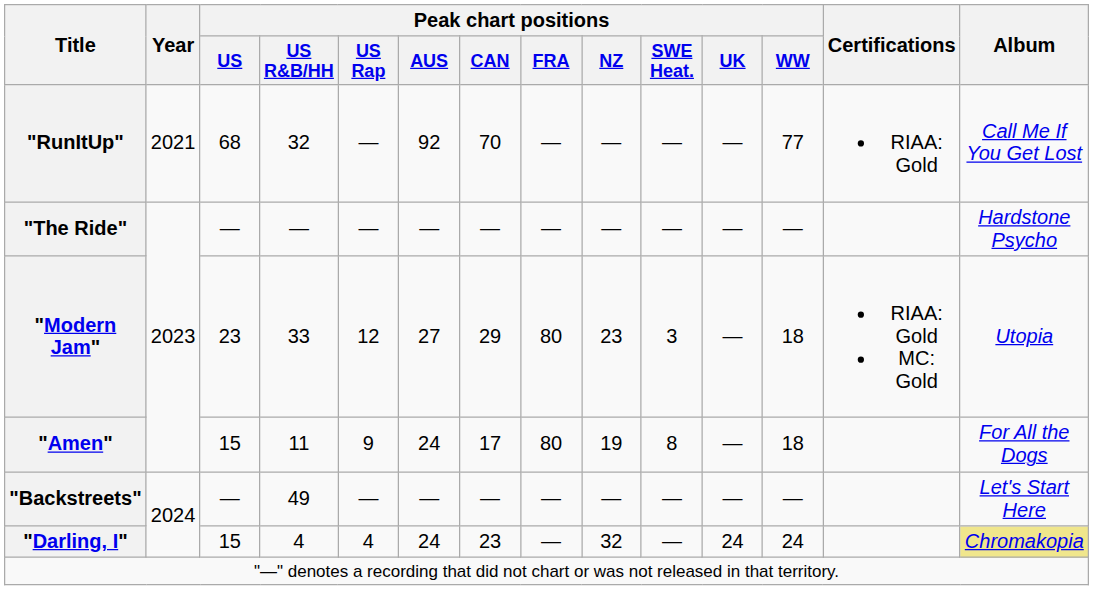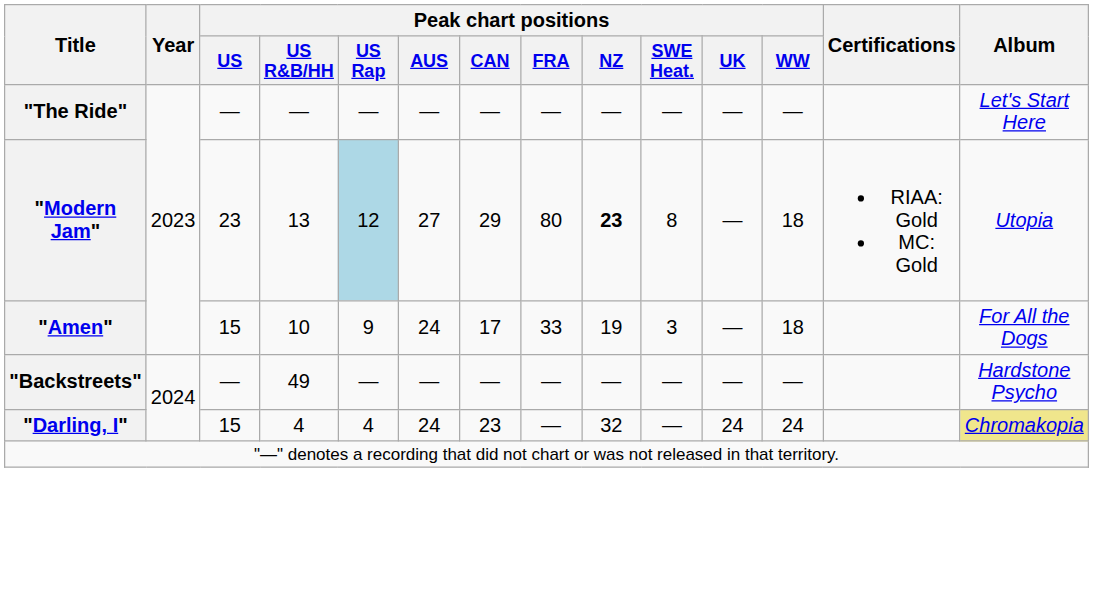- row: (75, 143)
(1024, 228) Hardstone Psycho -> (1024, 111) Let's Start Here
(299, 336) 33 -> (299, 219) 13
(368, 336) no background -> (368, 219) lightblue background
(611, 336) normal -> (611, 219) bold
(672, 336) 3 -> (672, 219) 8
(299, 444) 11 -> (299, 327) 10
(551, 444) 80 -> (551, 327) 33
(672, 444) 8 -> (672, 327) 3
(1024, 498) Let's Start Here -> (1024, 381) Hardstone Psycho
